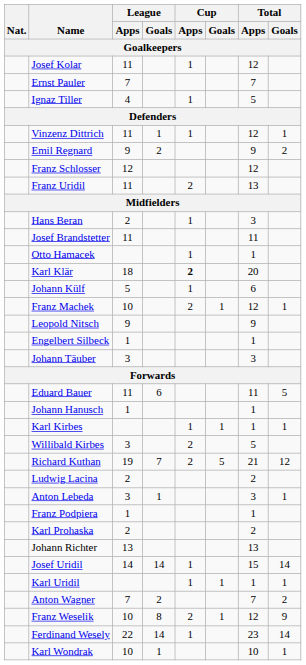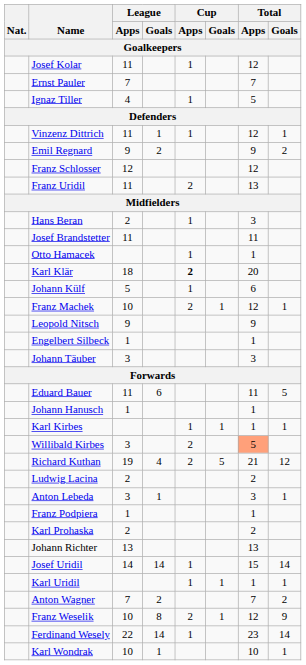(253, 444) no background -> (253, 444) lightsalmon background
(159, 461) 7 -> (159, 461) 4
